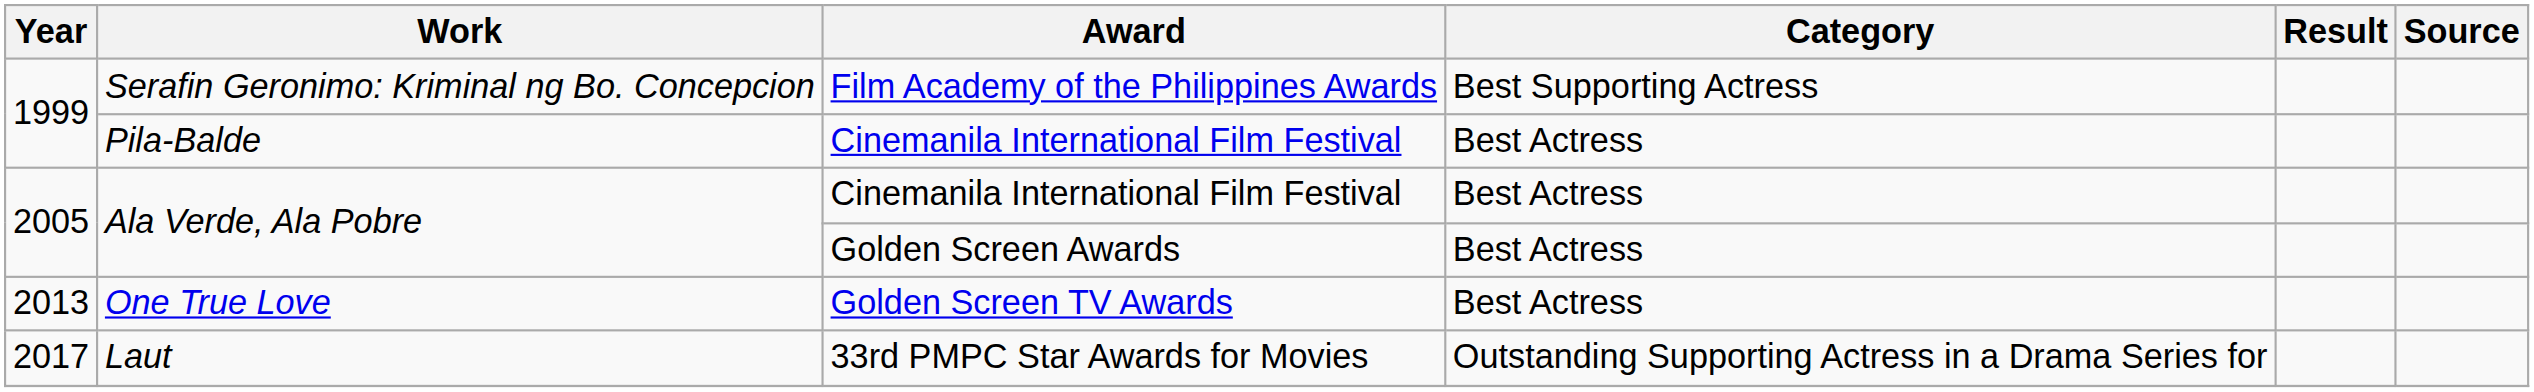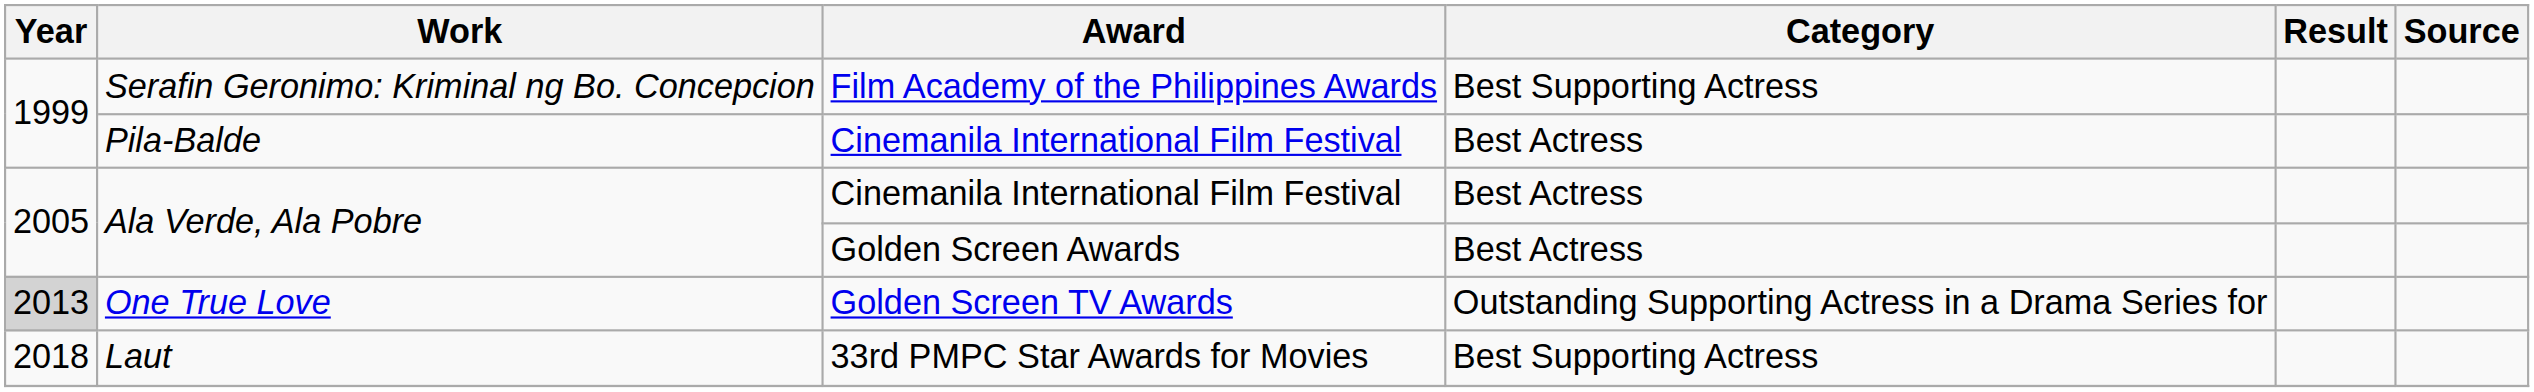(51, 303) no background -> (51, 303) lightgrey background
(1548, 303) Best Actress -> (1860, 303) Outstanding Supporting Actress in a Drama Series for
(51, 357) 2017 -> (51, 357) 2018
(1860, 357) Outstanding Supporting Actress in a Drama Series for -> (1636, 357) Best Supporting Actress
